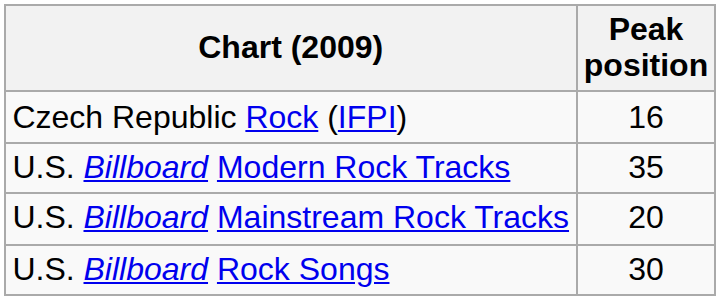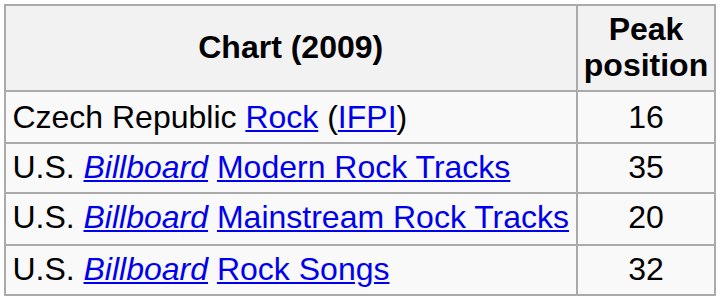(646, 268) 30 -> (646, 268) 32
